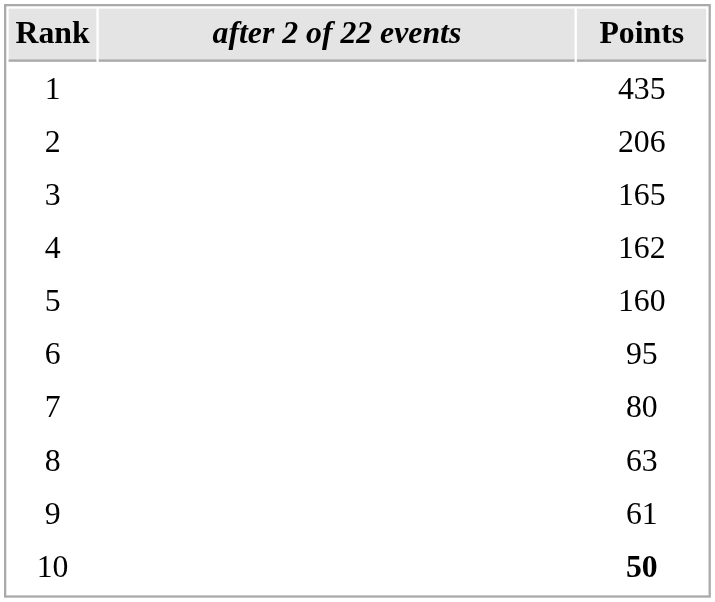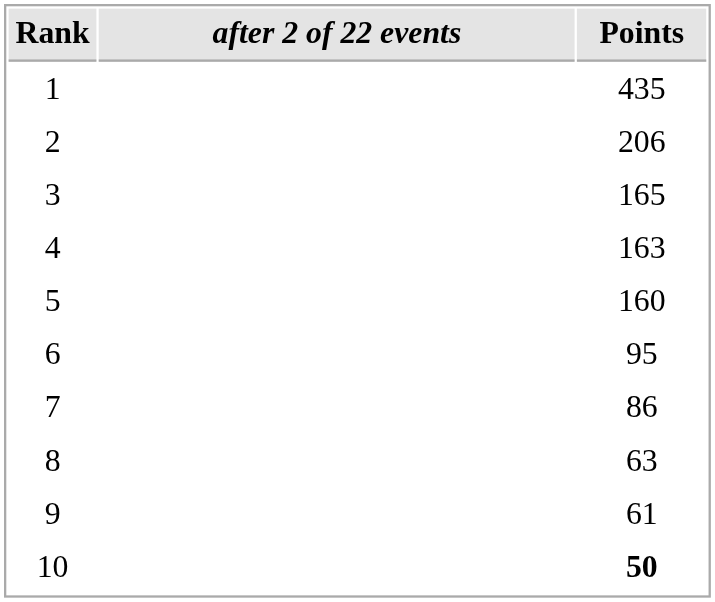(642, 248) 162 -> (642, 248) 163
(642, 407) 80 -> (642, 407) 86
